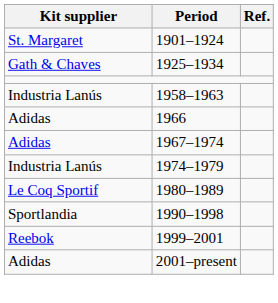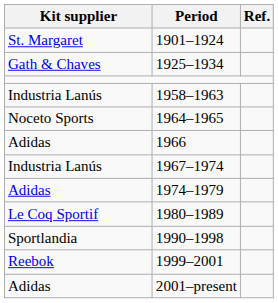+ row: (190, 118)
(29, 142) Adidas -> (55, 166) Industria Lanús
(55, 166) Industria Lanús -> (29, 190) Adidas
